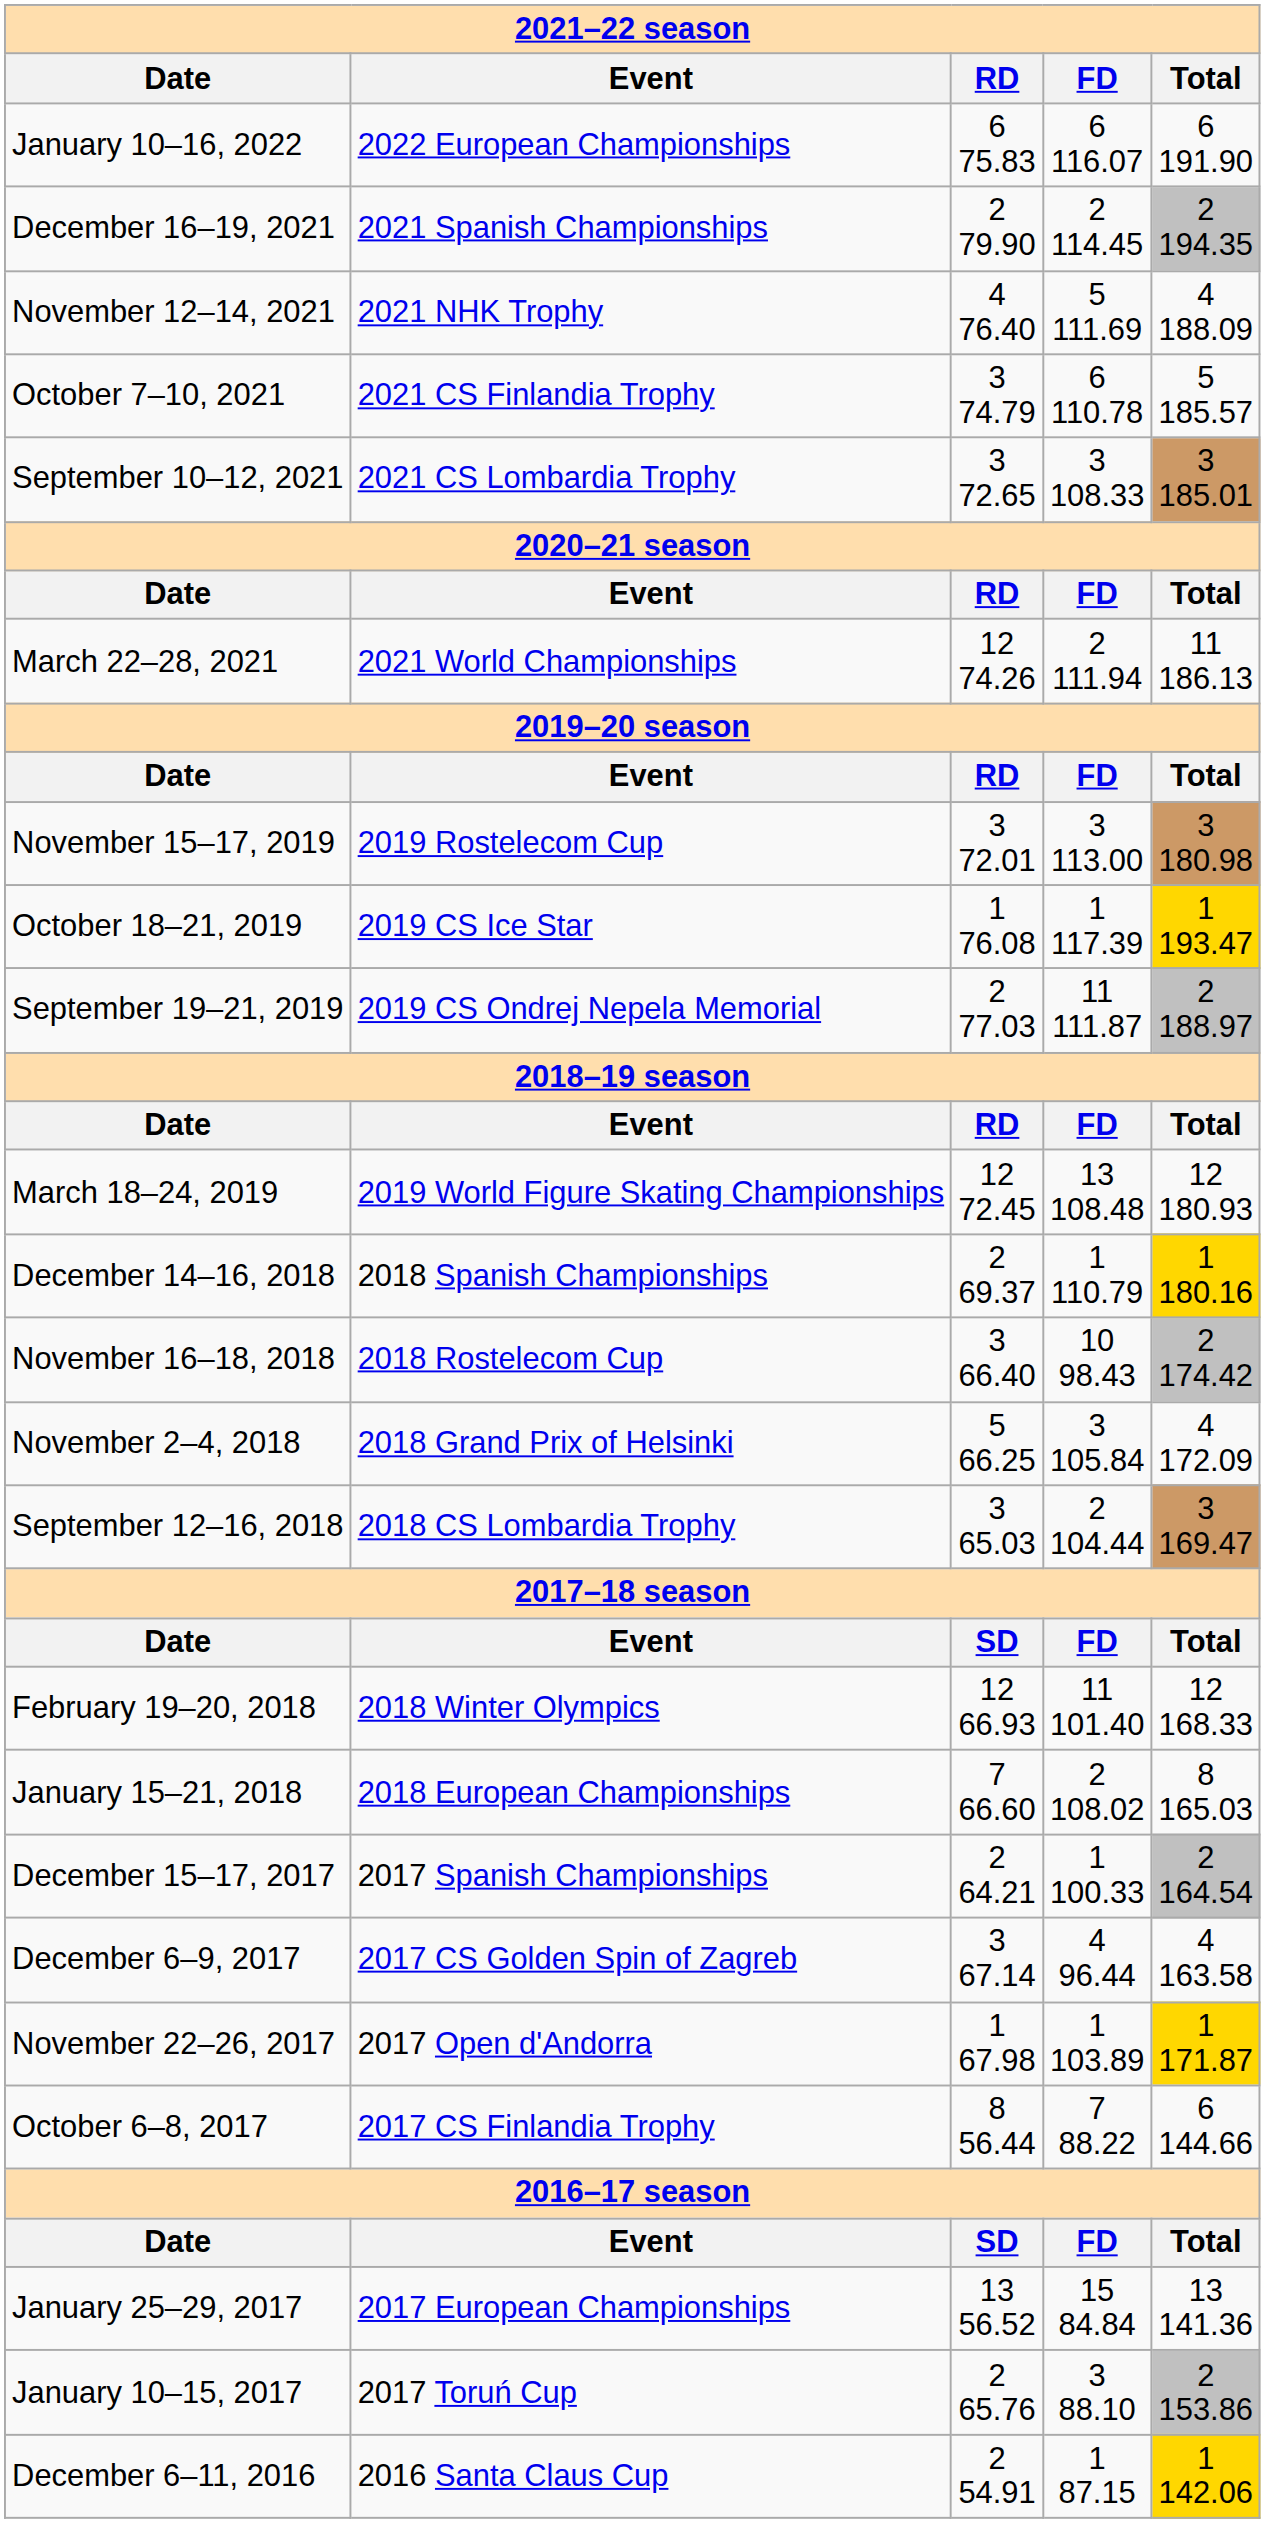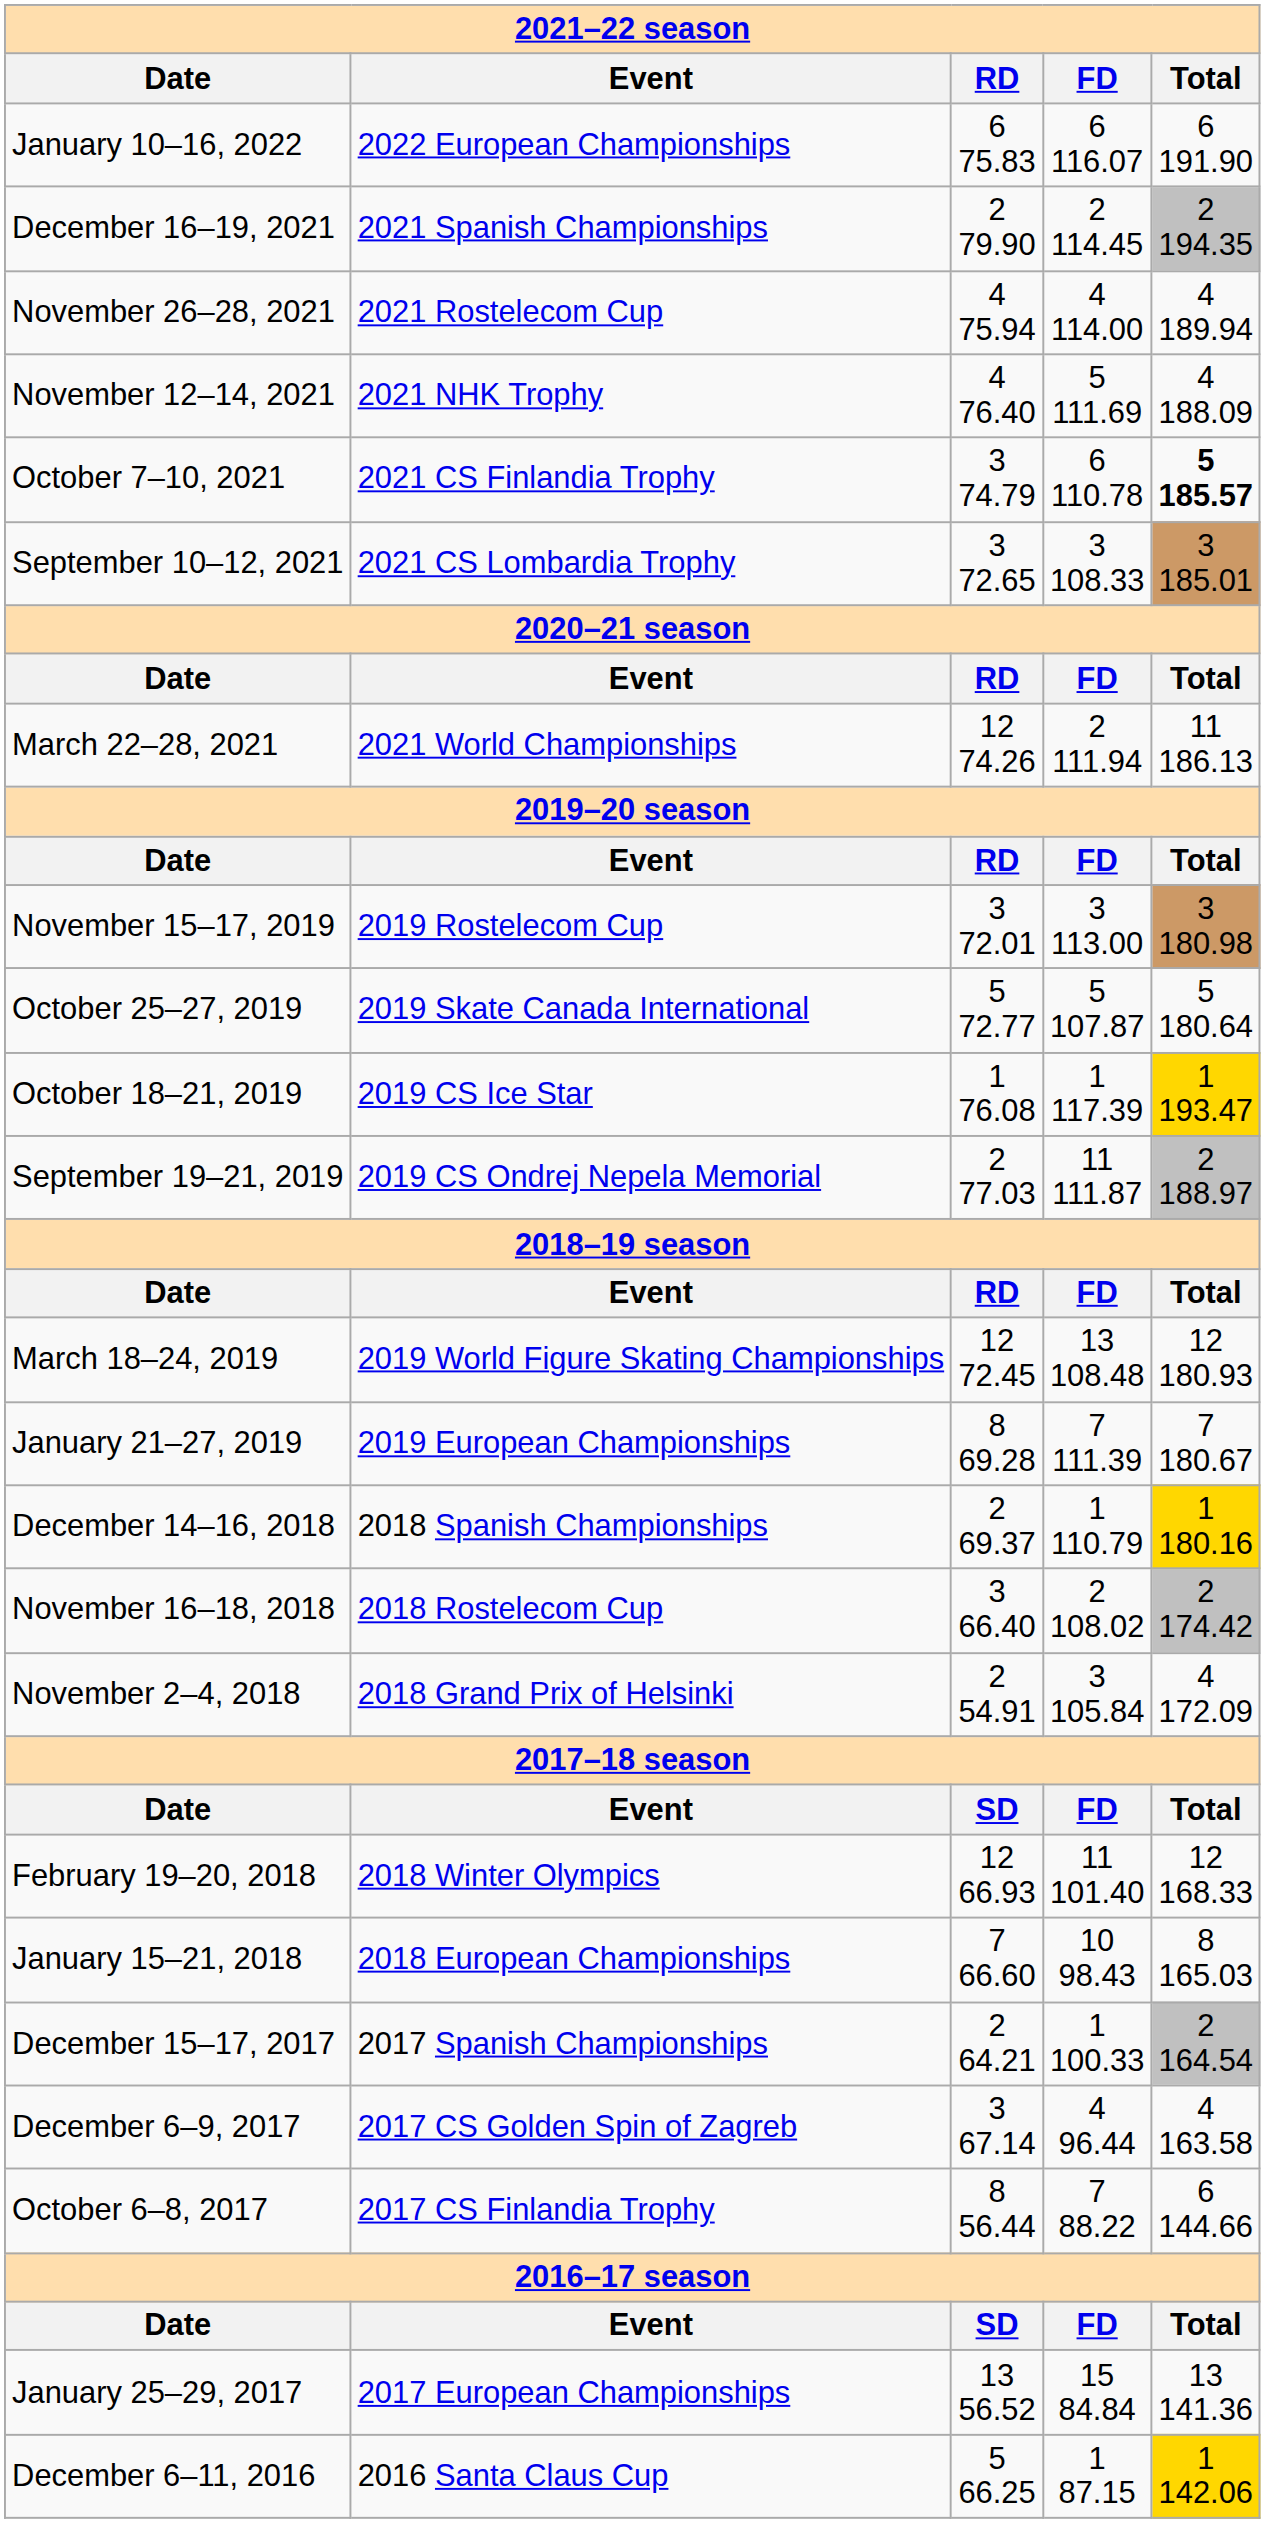+ row: (173, 311)
(1206, 395) normal -> (1206, 479) bold
+ row: (157, 1009)
+ row: (157, 1442)
(1097, 1358) 10 98.43 -> (1097, 1610) 2 108.02
(997, 1442) 5 66.25 -> (997, 1693) 2 54.91
- row: (178, 1526)
(1097, 1791) 2 108.02 -> (1097, 1959) 10 98.43
- row: (173, 2042)
- row: (157, 2392)
(997, 2475) 2 54.91 -> (997, 2475) 5 66.25
